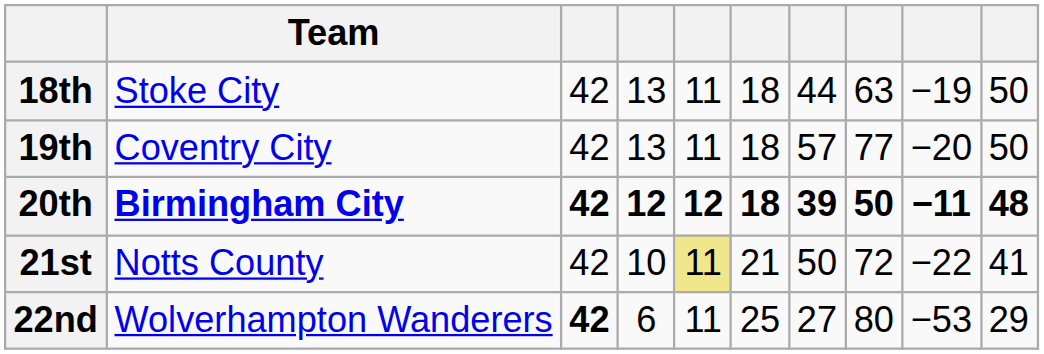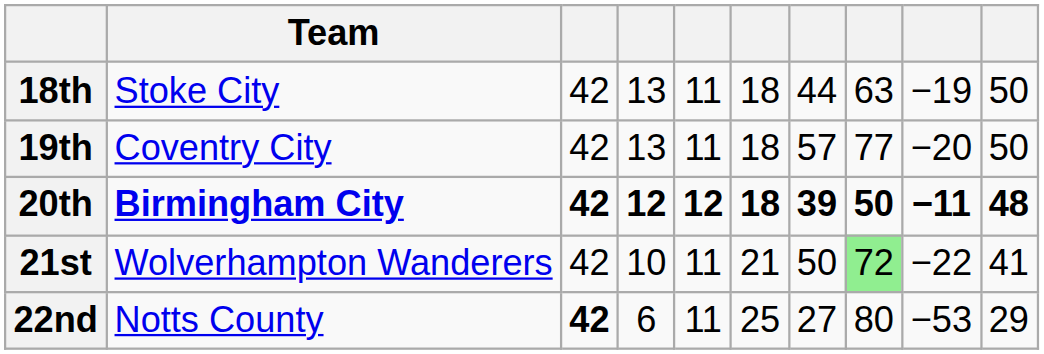(219, 262) Notts County -> (334, 262) Wolverhampton Wanderers
(703, 262) khaki background -> (703, 262) no background
(874, 262) no background -> (874, 262) lightgreen background
(334, 319) Wolverhampton Wanderers -> (219, 319) Notts County
